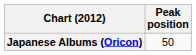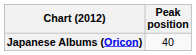(168, 42) 50 -> (168, 42) 40
